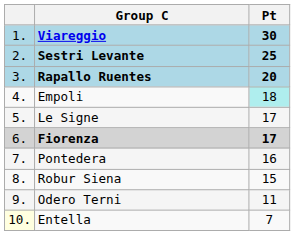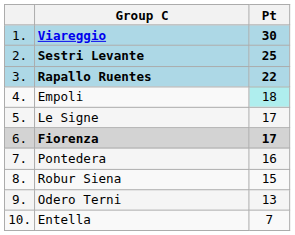(269, 76) 20 -> (269, 76) 22
(269, 200) 11 -> (269, 200) 13
(20, 220) lightyellow background -> (20, 220) no background
